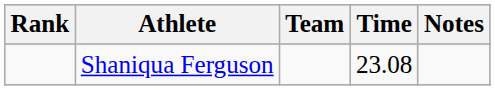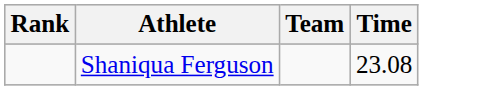- column: (454, 24)
